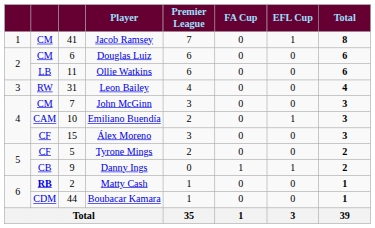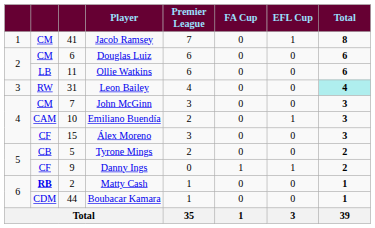(345, 87) no background -> (345, 87) paleturquoise background
(45, 151) CF -> (45, 151) CB
(45, 167) CB -> (45, 167) CF
